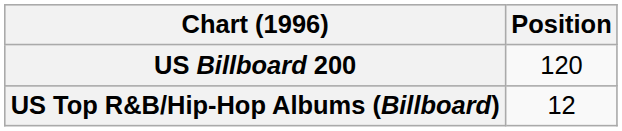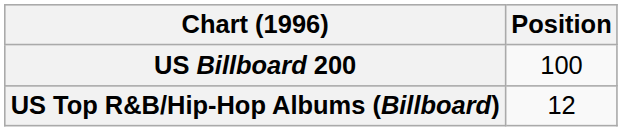(562, 65) 120 -> (562, 65) 100
